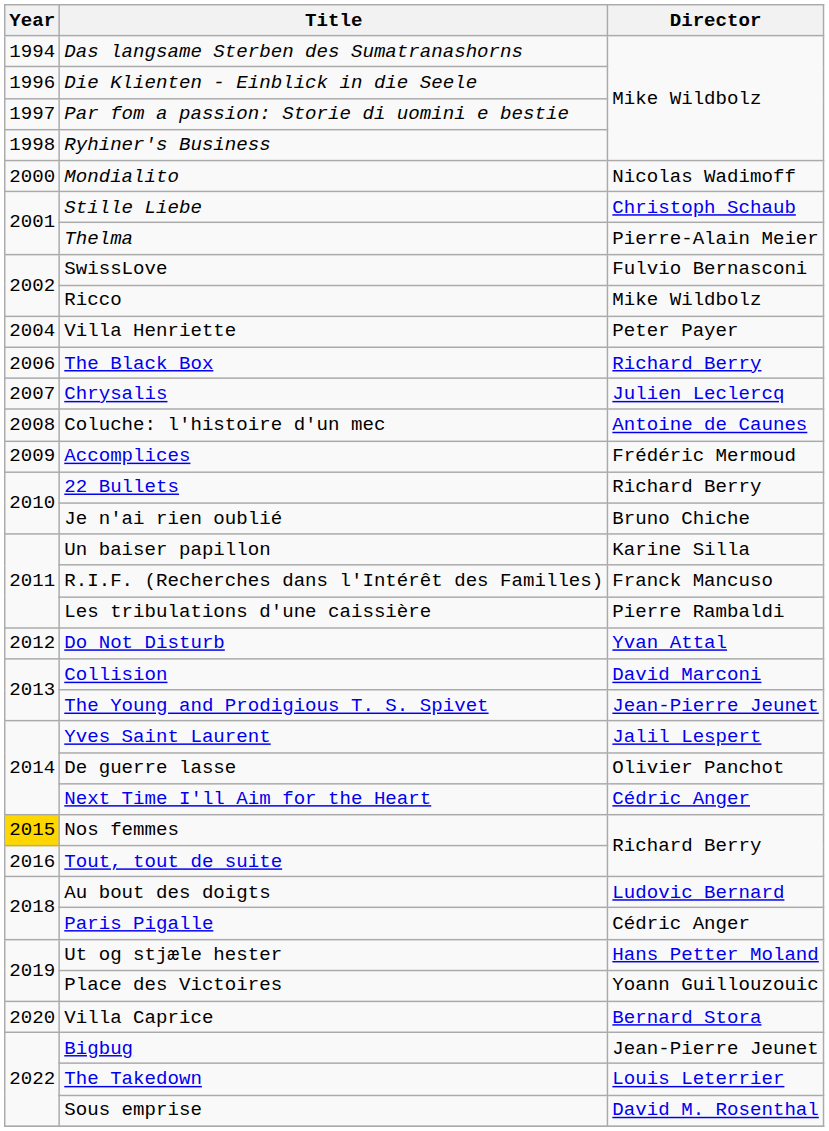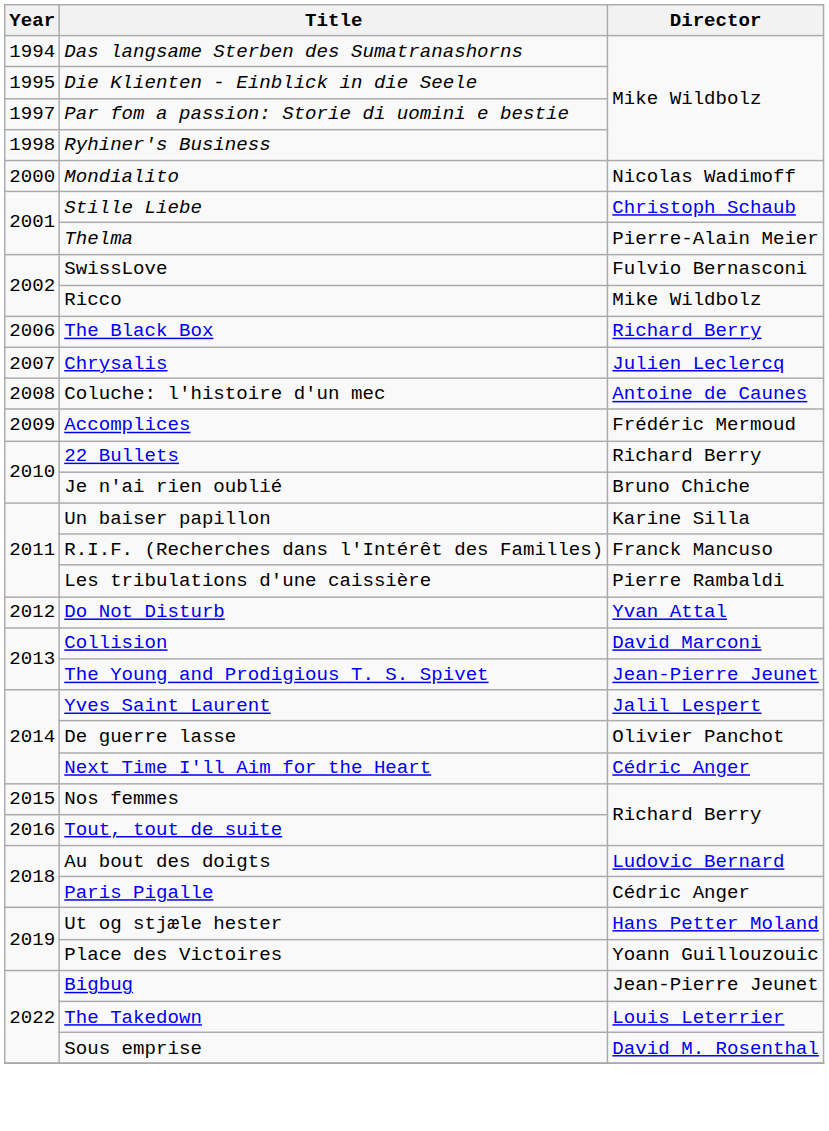(32, 83) 1996 -> (32, 83) 1995
- row: (150, 332)
(32, 830) gold background -> (32, 799) no background
- row: (139, 1017)
